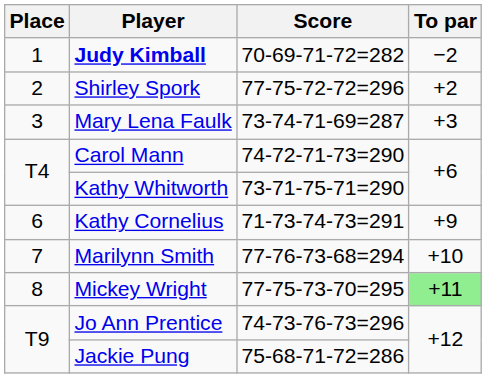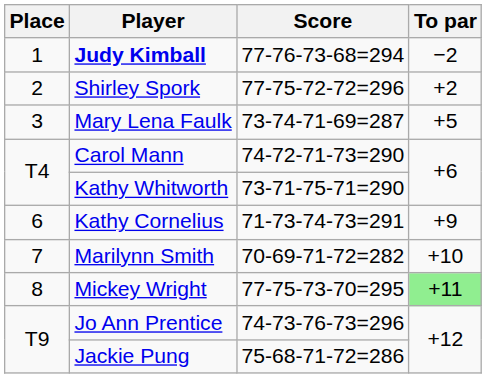(323, 54) 70-69-71-72=282 -> (323, 54) 77-76-73-68=294
(445, 121) +3 -> (445, 121) +5
(323, 255) 77-76-73-68=294 -> (323, 255) 70-69-71-72=282
